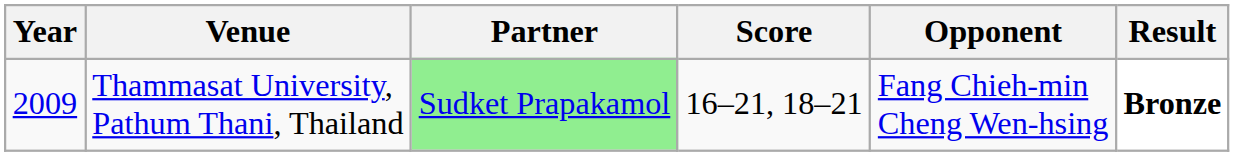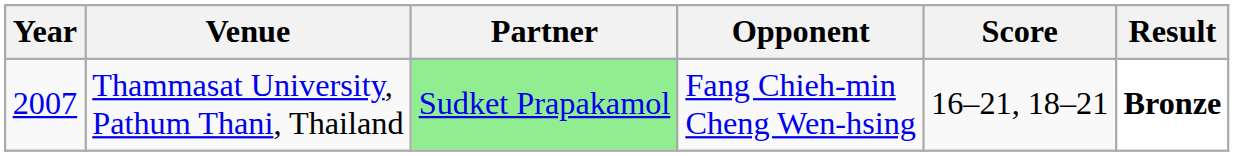columns swapped: (993, 31) <-> (774, 31)
(45, 103) 2009 -> (45, 103) 2007
